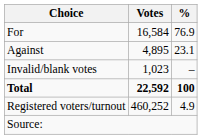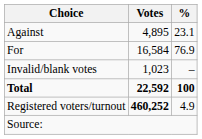rows swapped: (15, 32) <-> (25, 50)
(150, 106) normal -> (150, 106) bold
